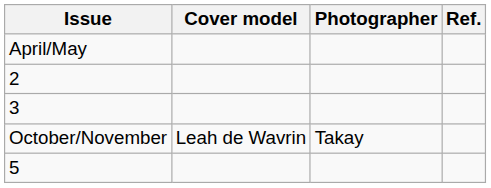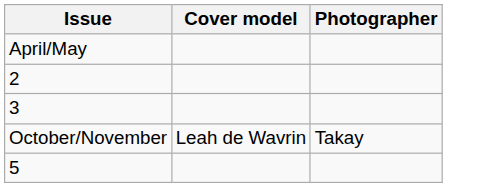- column: (464, 19)
